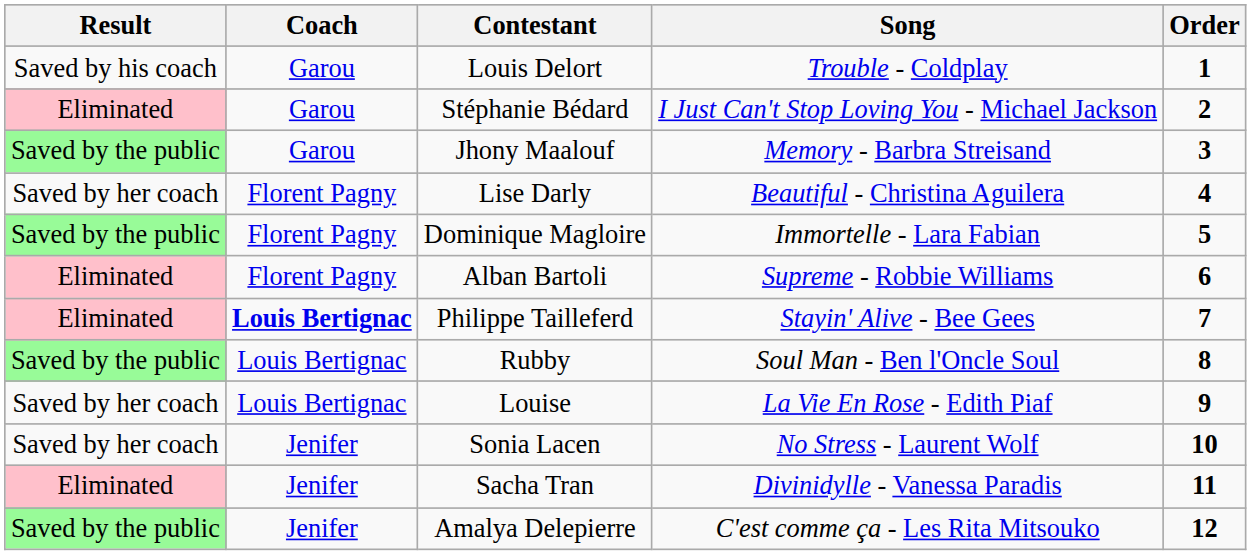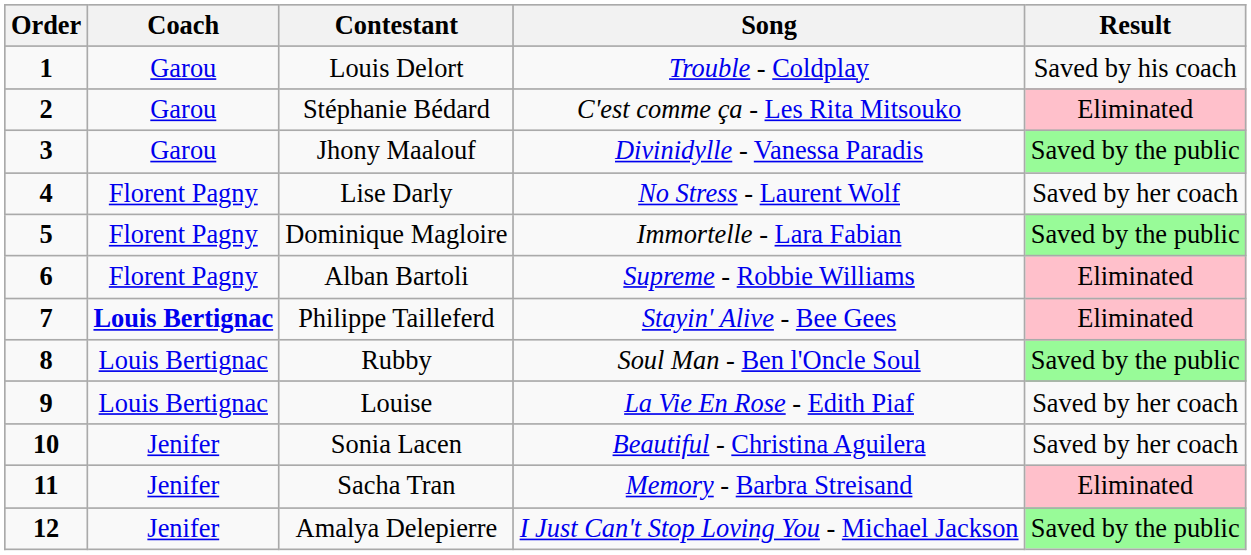columns swapped: (1204, 25) <-> (115, 25)
(908, 109) I Just Can't Stop Loving You - Michael Jackson -> (769, 109) C'est comme ça - Les Rita Mitsouko
(908, 151) Memory - Barbra Streisand -> (769, 151) Divinidylle - Vanessa Paradis
(908, 192) Beautiful - Christina Aguilera -> (769, 192) No Stress - Laurent Wolf
(908, 444) No Stress - Laurent Wolf -> (769, 444) Beautiful - Christina Aguilera
(908, 485) Divinidylle - Vanessa Paradis -> (769, 485) Memory - Barbra Streisand
(908, 527) C'est comme ça - Les Rita Mitsouko -> (769, 527) I Just Can't Stop Loving You - Michael Jackson
